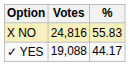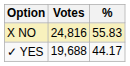(69, 51) 19,088 -> (69, 51) 19,688
